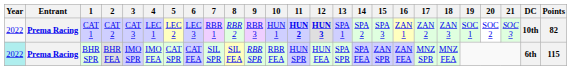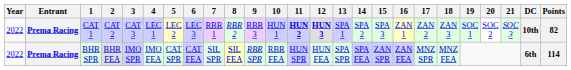(15, 53) paleturquoise background -> (15, 53) no background
(554, 53) 115 -> (554, 53) 114
